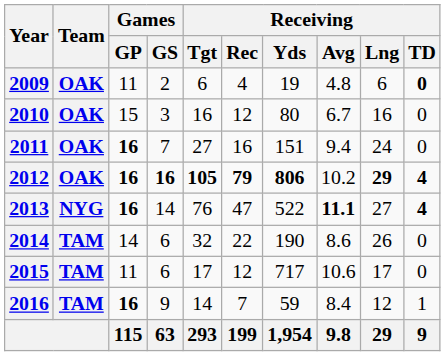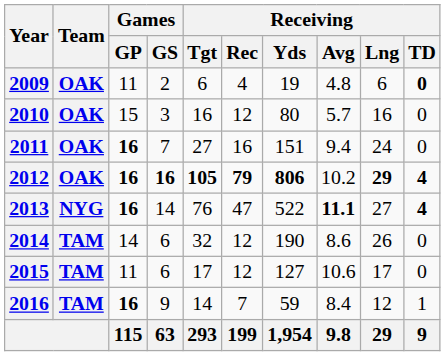(338, 114) 6.7 -> (338, 114) 5.7
(242, 240) 22 -> (242, 240) 12
(290, 271) 717 -> (290, 271) 127
